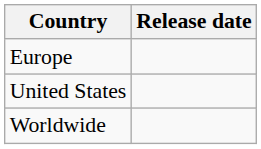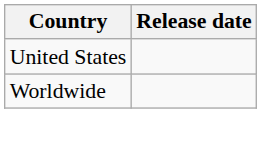- row: (41, 56)
